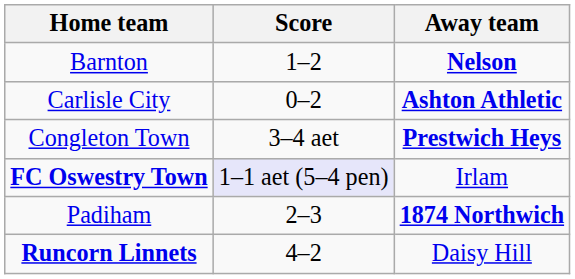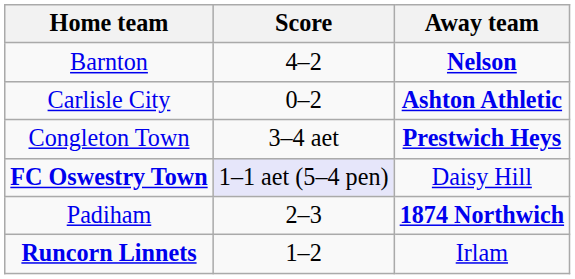(304, 61) 1–2 -> (304, 61) 4–2
(482, 176) Irlam -> (482, 176) Daisy Hill
(304, 253) 4–2 -> (304, 253) 1–2
(482, 253) Daisy Hill -> (482, 253) Irlam
